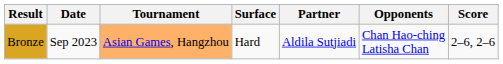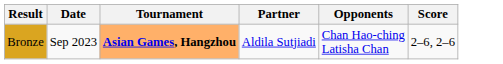- column: (255, 14)
(166, 41) normal -> (169, 41) bold
